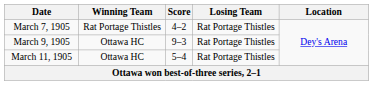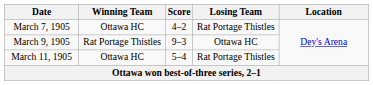(122, 27) Rat Portage Thistles -> (122, 27) Ottawa HC
(122, 42) Ottawa HC -> (122, 42) Rat Portage Thistles
(236, 42) Rat Portage Thistles -> (236, 42) Ottawa HC
